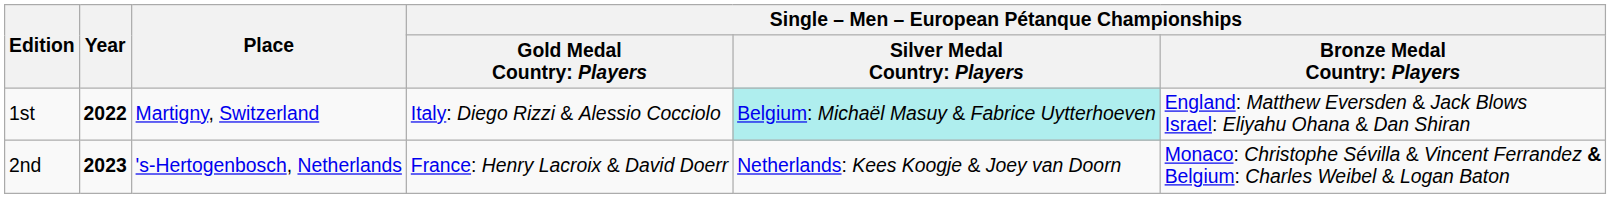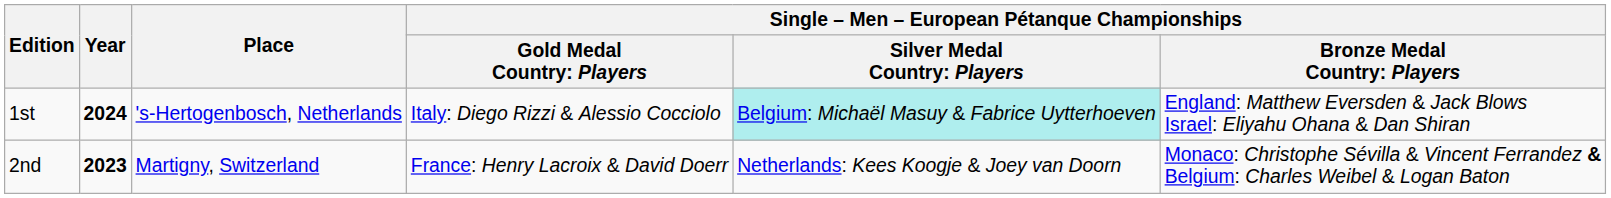(105, 113) 2022 -> (105, 113) 2024
(227, 113) Martigny, Switzerland -> (269, 113) 's-Hertogenbosch, Netherlands
(269, 166) 's-Hertogenbosch, Netherlands -> (227, 166) Martigny, Switzerland
